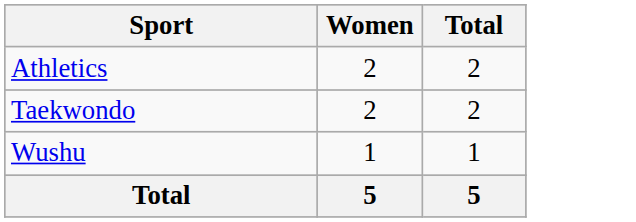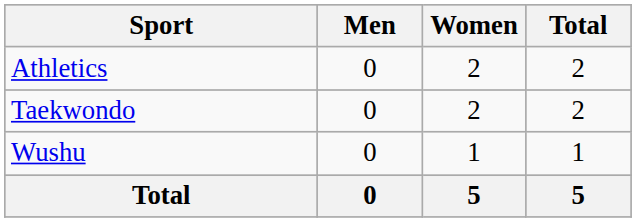+ column: (370, 25)
